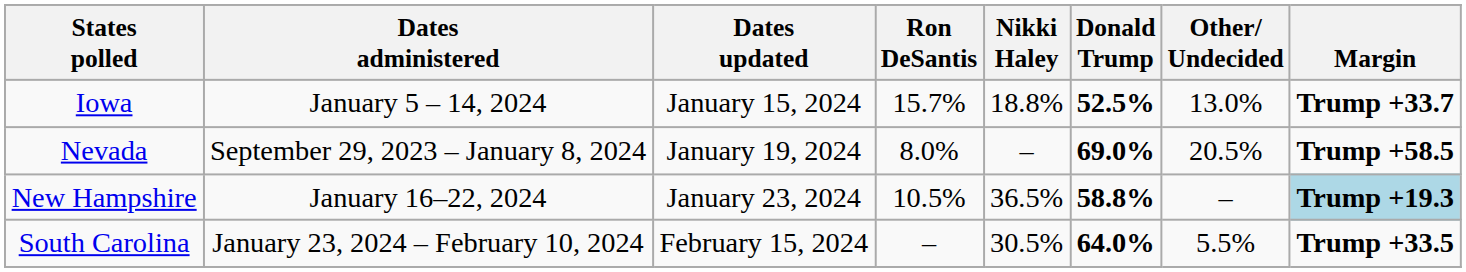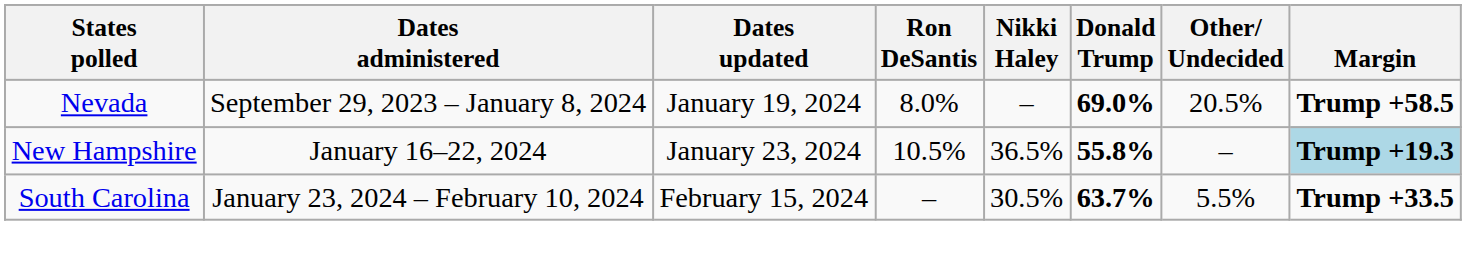- row: (104, 103)
(1116, 197) 58.8% -> (1116, 150) 55.8%
(1116, 243) 64.0% -> (1116, 197) 63.7%
